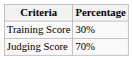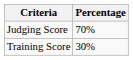rows swapped: (39, 30) <-> (37, 47)
